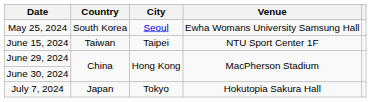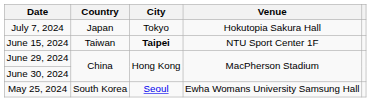rows swapped: (37, 27) <-> (37, 89)
(156, 43) normal -> (156, 43) bold
